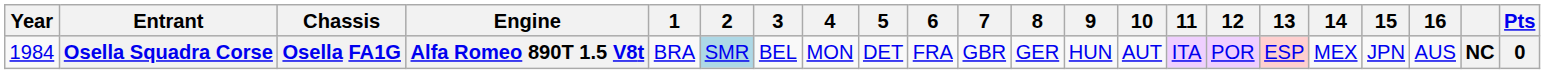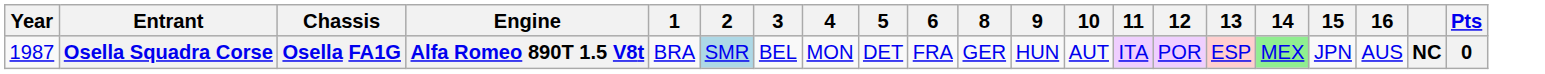- column: (984, 20)
(32, 52) 1984 -> (32, 52) 1987
(1336, 52) no background -> (1283, 52) lightgreen background
